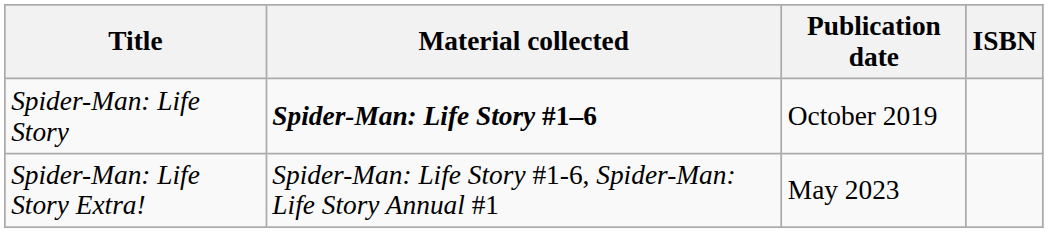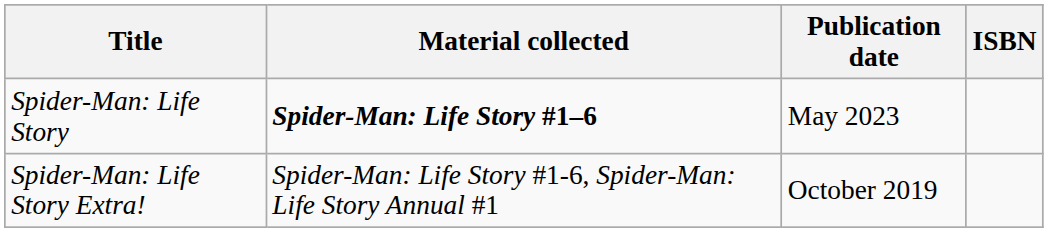(863, 115) October 2019 -> (844, 115) May 2023
(844, 189) May 2023 -> (863, 189) October 2019
